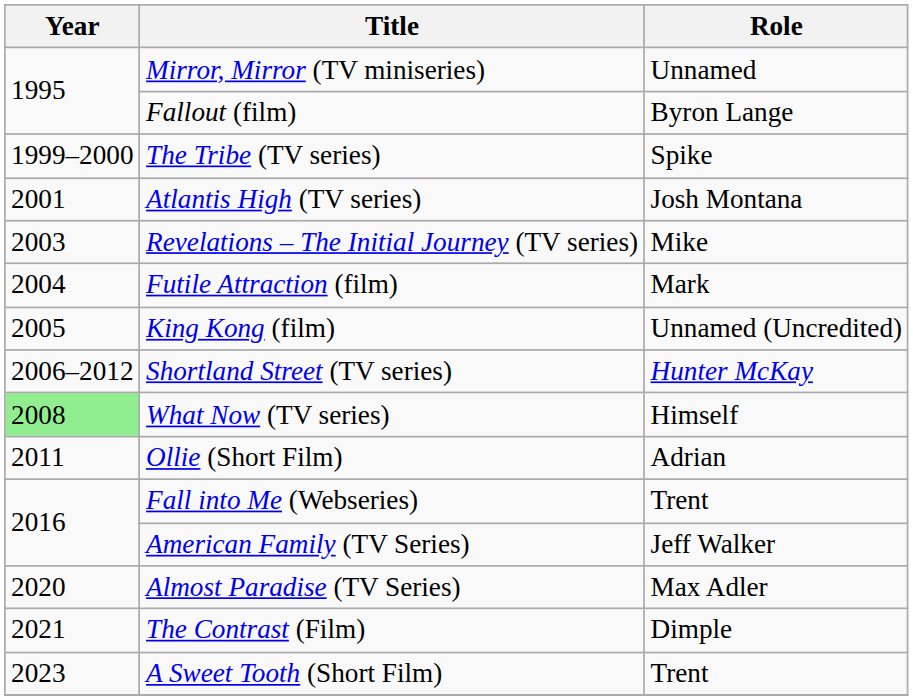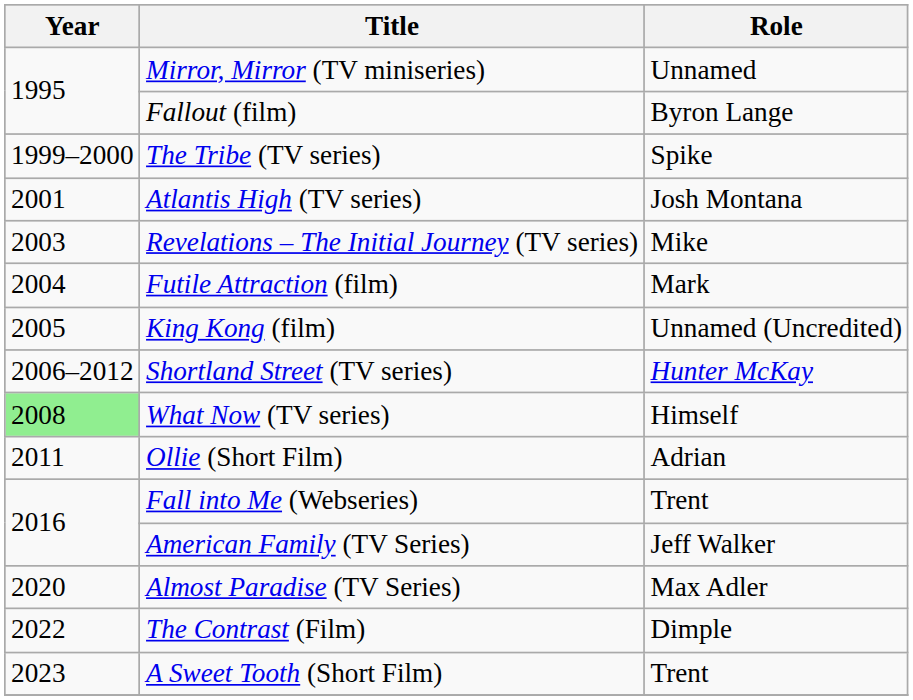(38, 629) 2021 -> (38, 629) 2022
